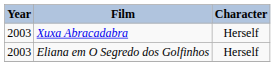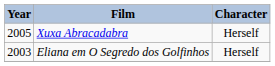(19, 33) 2003 -> (19, 33) 2005
